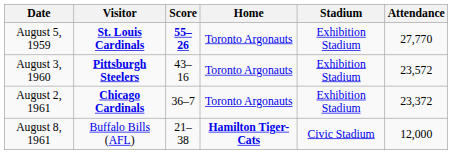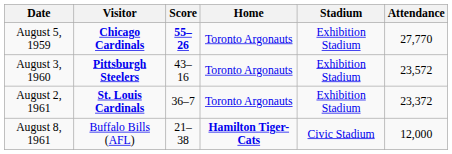(120, 38) St. Louis Cardinals -> (120, 38) Chicago Cardinals
(120, 102) Chicago Cardinals -> (120, 102) St. Louis Cardinals
